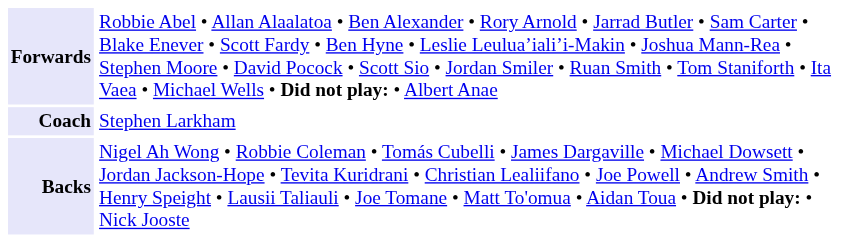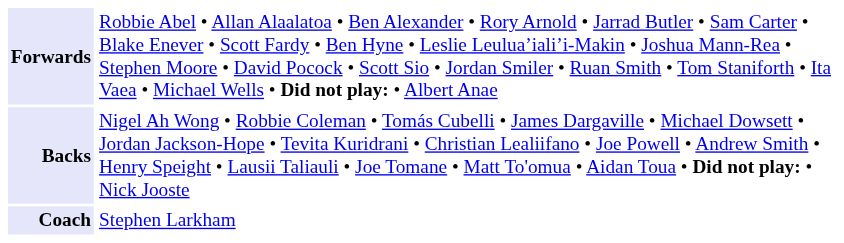rows swapped: (66, 186) <-> (65, 121)
